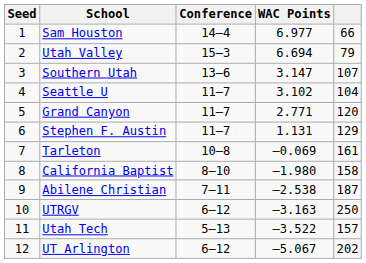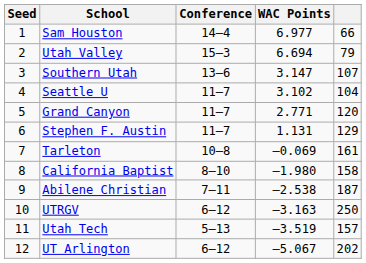(294, 230) –3.522 -> (294, 230) –3.519
